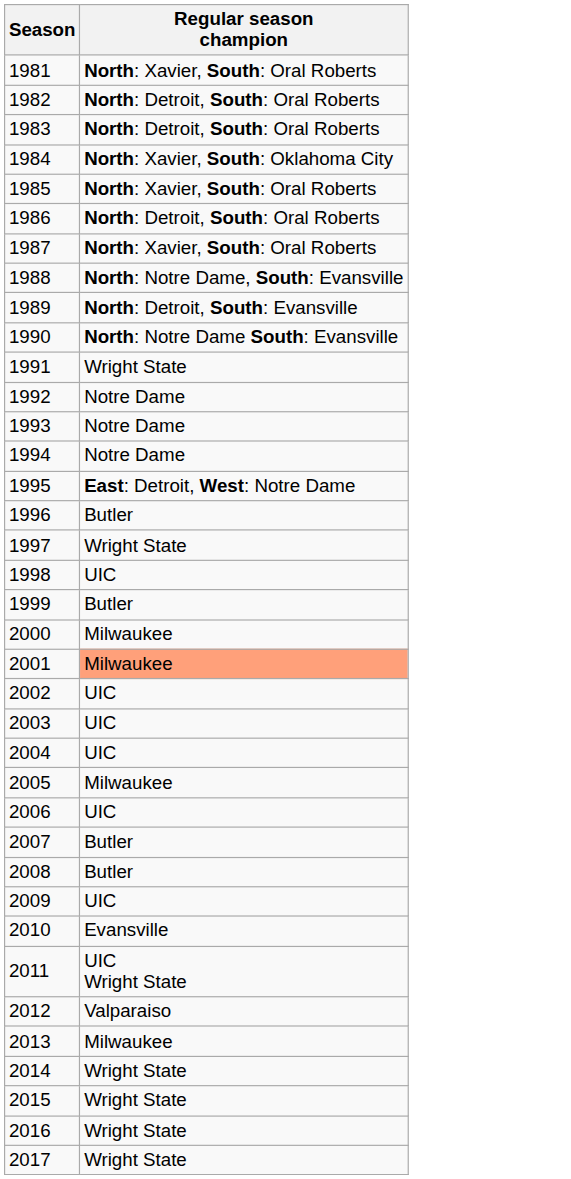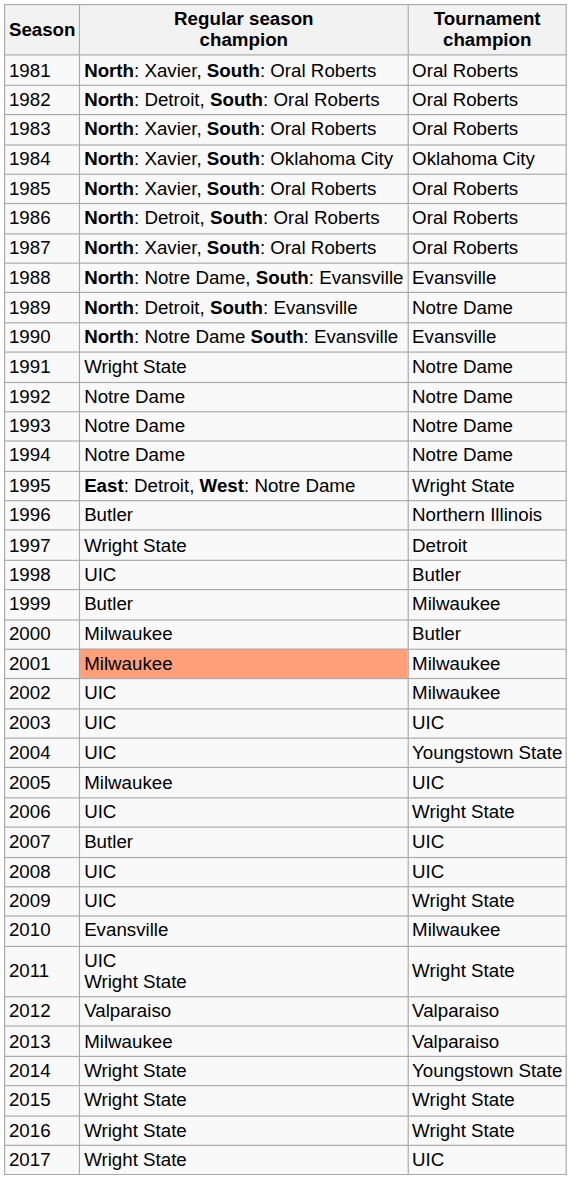+ column: (487, 29)
(232, 129) North: Detroit, South: Oral Roberts -> (230, 129) North: Xavier, South: Oral Roberts
(109, 871) Butler -> (100, 871) UIC
